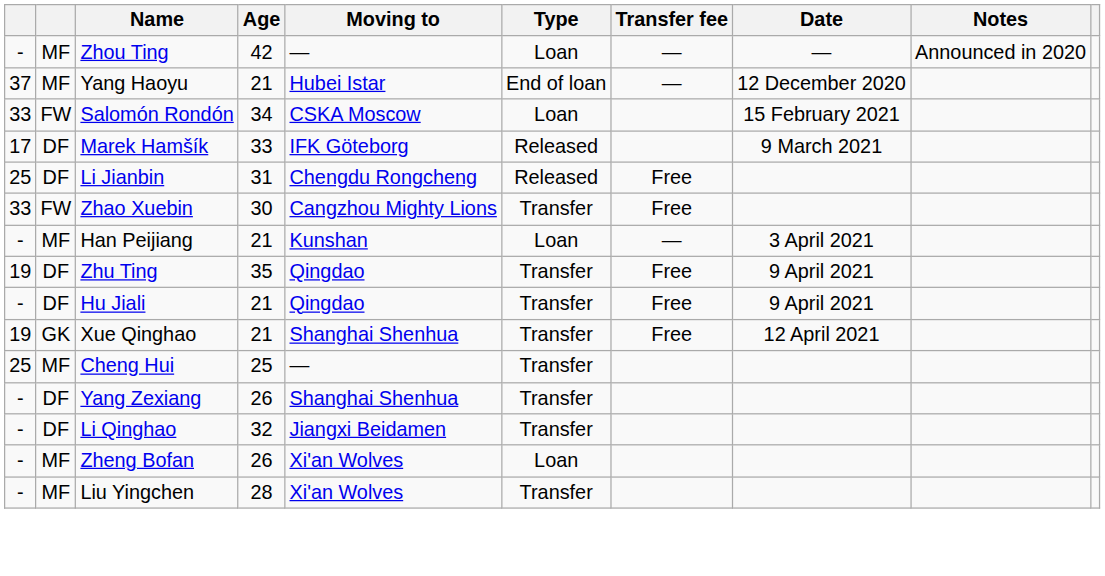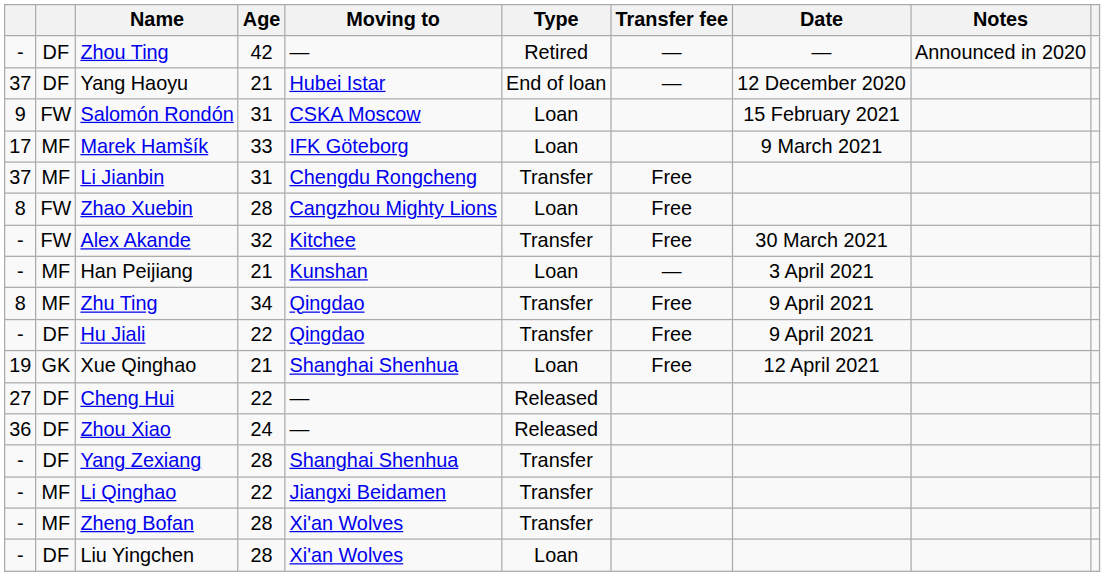(56, 51) MF -> (56, 51) DF
(556, 51) Loan -> (556, 51) Retired
(56, 83) MF -> (56, 83) DF
(20, 114) 33 -> (20, 114) 9
(262, 114) 34 -> (262, 114) 31
(56, 146) DF -> (56, 146) MF
(556, 146) Released -> (556, 146) Loan
(20, 177) 25 -> (20, 177) 37
(56, 177) DF -> (56, 177) MF
(556, 177) Released -> (556, 177) Transfer
(20, 209) 33 -> (20, 209) 8
(262, 209) 30 -> (262, 209) 28
(556, 209) Transfer -> (556, 209) Loan
+ row: (136, 240)
(20, 271) 19 -> (20, 303) 8
(56, 271) DF -> (56, 303) MF
(262, 271) 35 -> (262, 303) 34
(262, 303) 21 -> (262, 334) 22
(556, 334) Transfer -> (556, 366) Loan
(20, 366) 25 -> (20, 397) 27
(56, 366) MF -> (56, 397) DF
(262, 366) 25 -> (262, 397) 22
(556, 366) Transfer -> (556, 397) Released
+ row: (126, 429)
(262, 397) 26 -> (262, 460) 28
(56, 429) DF -> (56, 492) MF
(262, 429) 32 -> (262, 492) 22
(262, 460) 26 -> (262, 523) 28
(556, 460) Loan -> (556, 523) Transfer
(56, 492) MF -> (56, 555) DF
(556, 492) Transfer -> (556, 555) Loan
